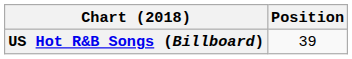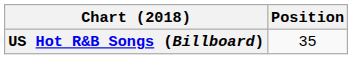(308, 42) 39 -> (308, 42) 35
